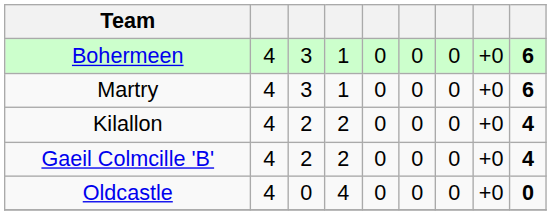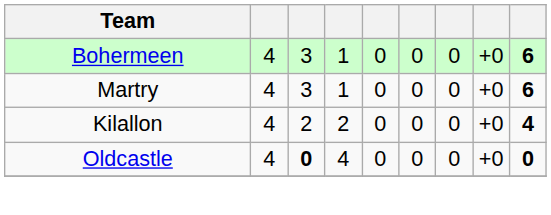- row: (128, 158)
(306, 192) normal -> (306, 158) bold
